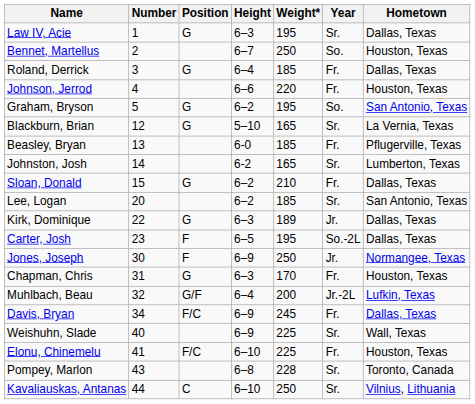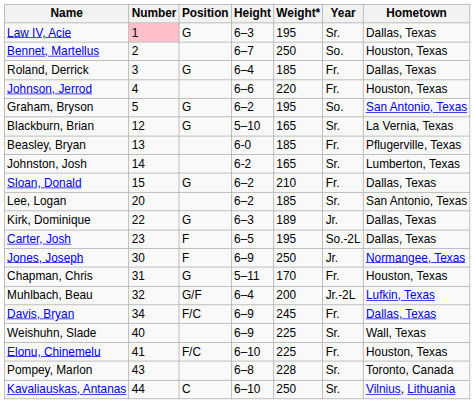(135, 32) no background -> (135, 32) pink background
(244, 276) 6–3 -> (247, 276) 5–11
